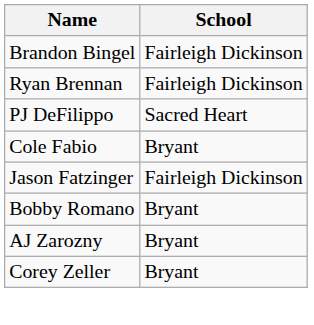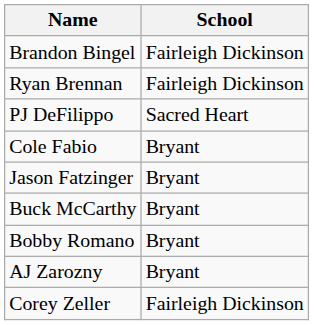(224, 177) Fairleigh Dickinson -> (173, 177) Bryant
+ row: (73, 209)
(172, 271) Bryant -> (225, 303) Fairleigh Dickinson
